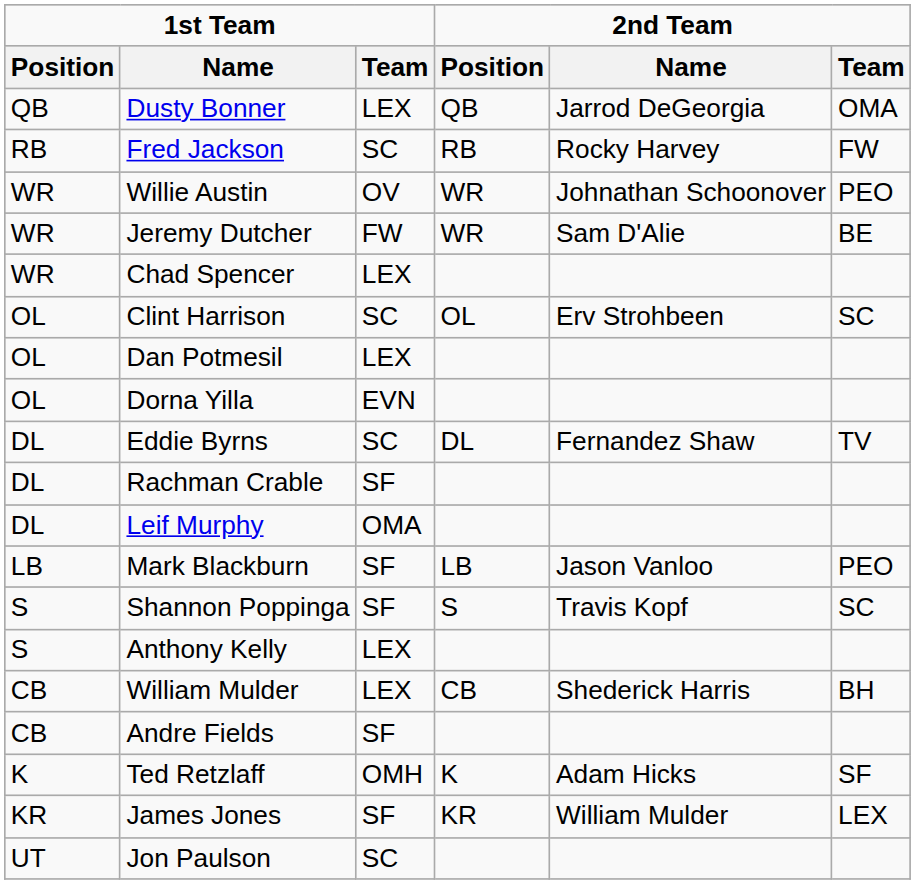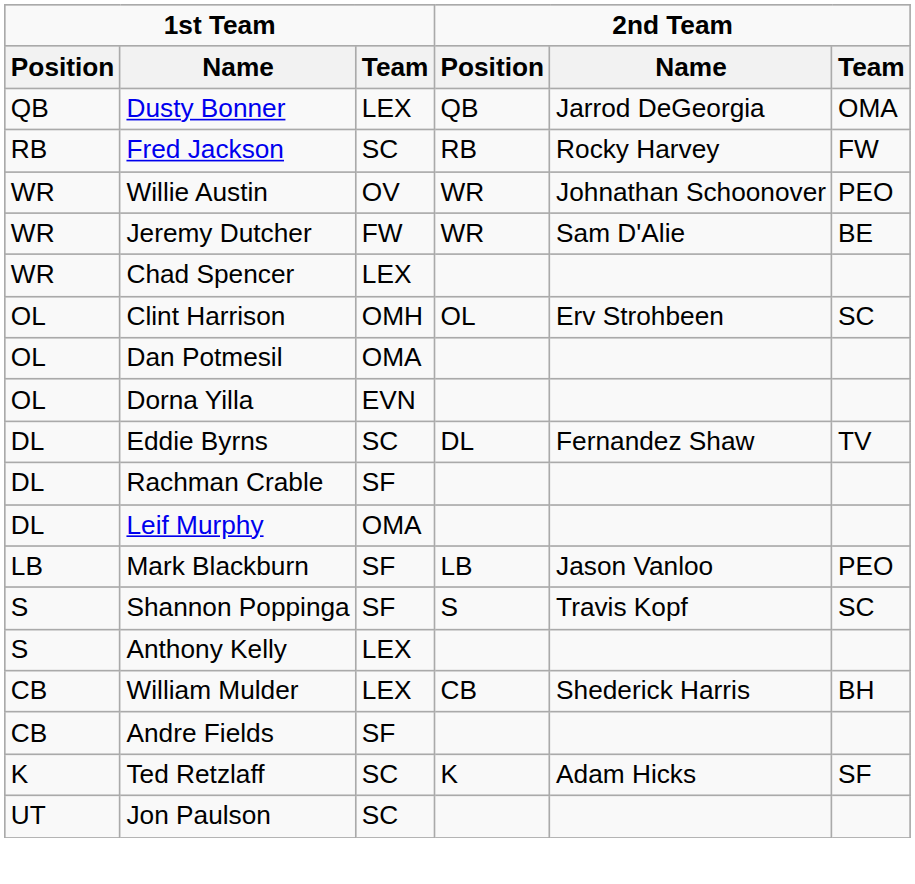(380, 316) SC -> (392, 316) OMH
(387, 358) LEX -> (392, 358) OMA
(392, 774) OMH -> (380, 774) SC
- row: (204, 815)
